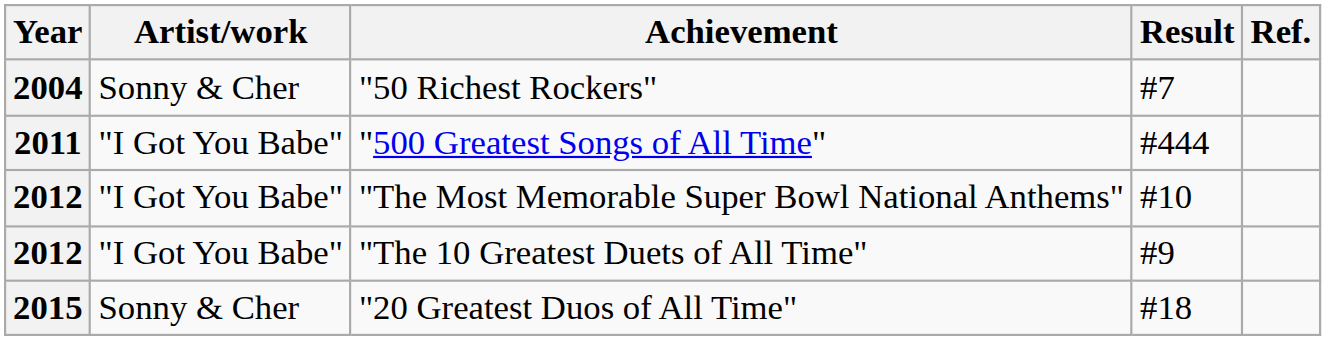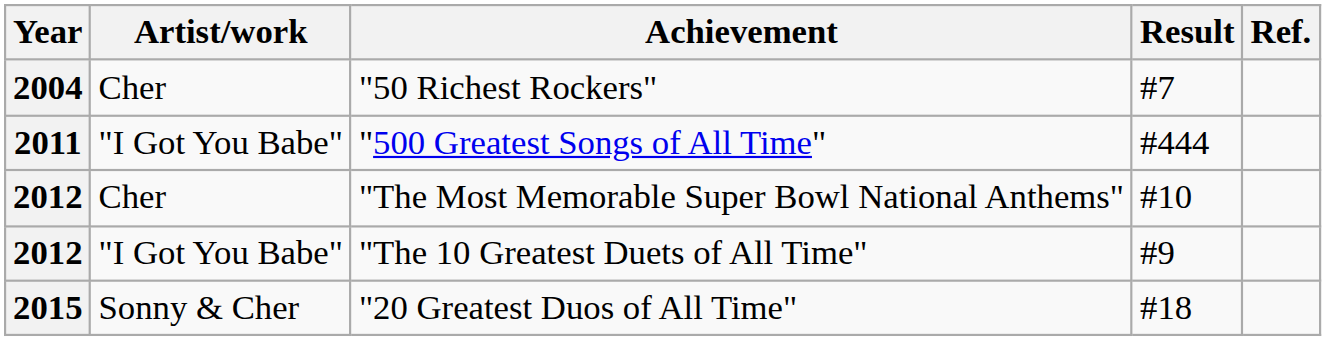(199, 87) Sonny & Cher -> (132, 87) Cher
(221, 197) "I Got You Babe" -> (132, 197) Cher
